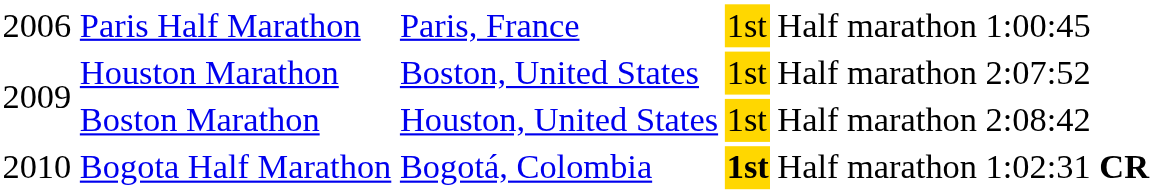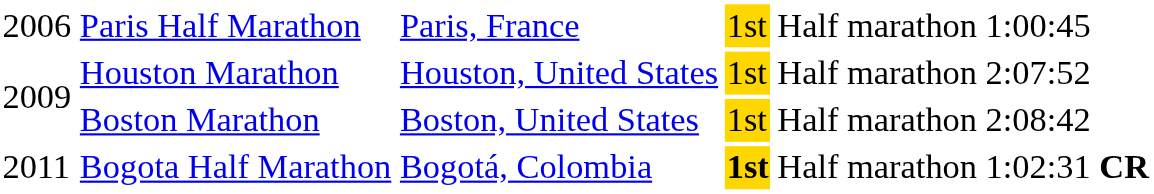(549, 72) Boston, United States -> (559, 72) Houston, United States
(559, 119) Houston, United States -> (549, 119) Boston, United States
(37, 167) 2010 -> (36, 167) 2011
